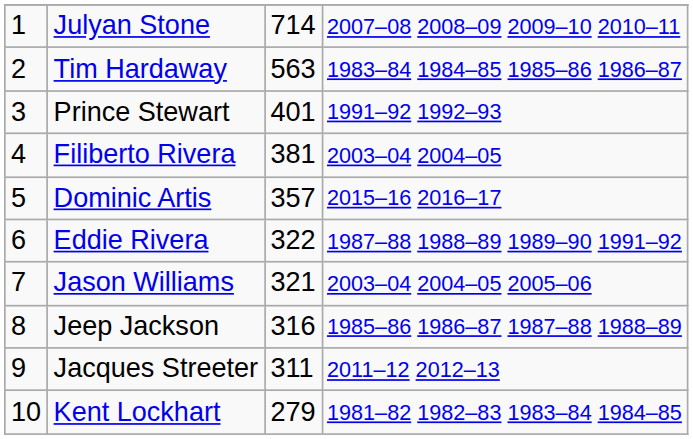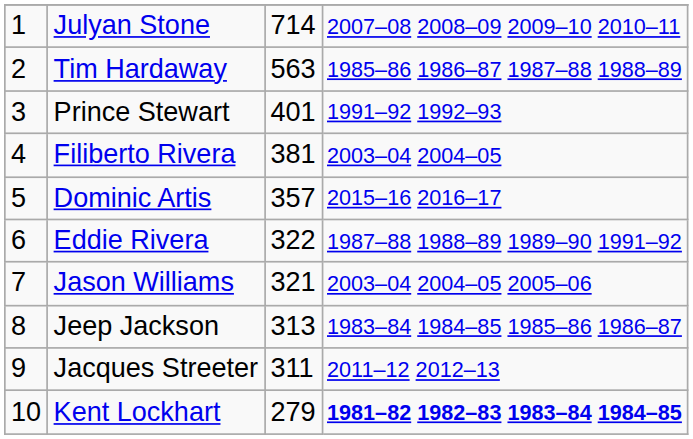(504, 69) 1983–84 1984–85 1985–86 1986–87 -> (504, 69) 1985–86 1986–87 1987–88 1988–89
(293, 326) 316 -> (293, 326) 313
(504, 326) 1985–86 1986–87 1987–88 1988–89 -> (504, 326) 1983–84 1984–85 1985–86 1986–87
(504, 412) normal -> (504, 412) bold
